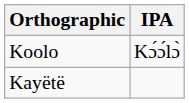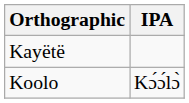rows swapped: (34, 51) <-> (37, 82)
